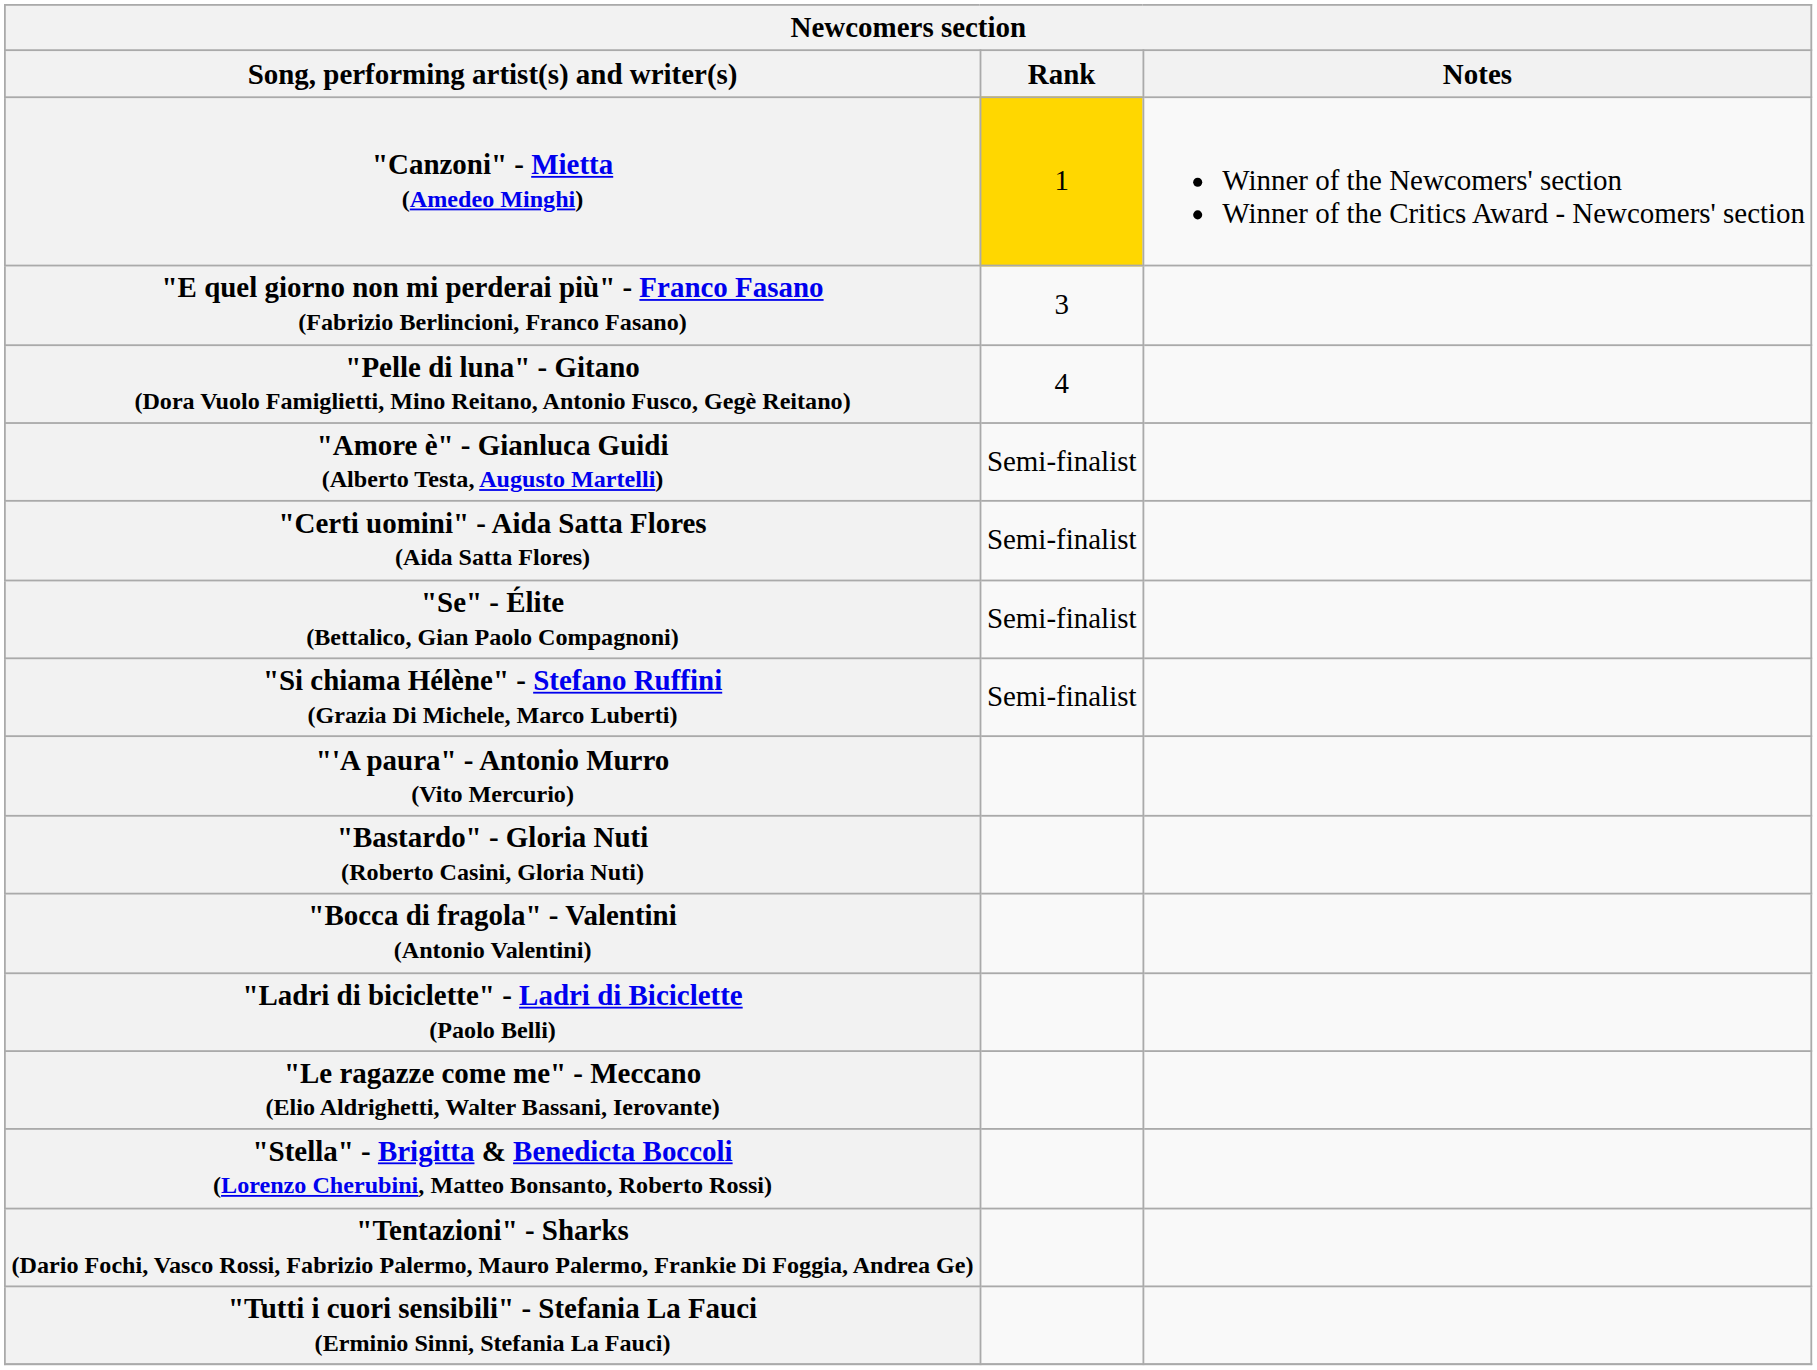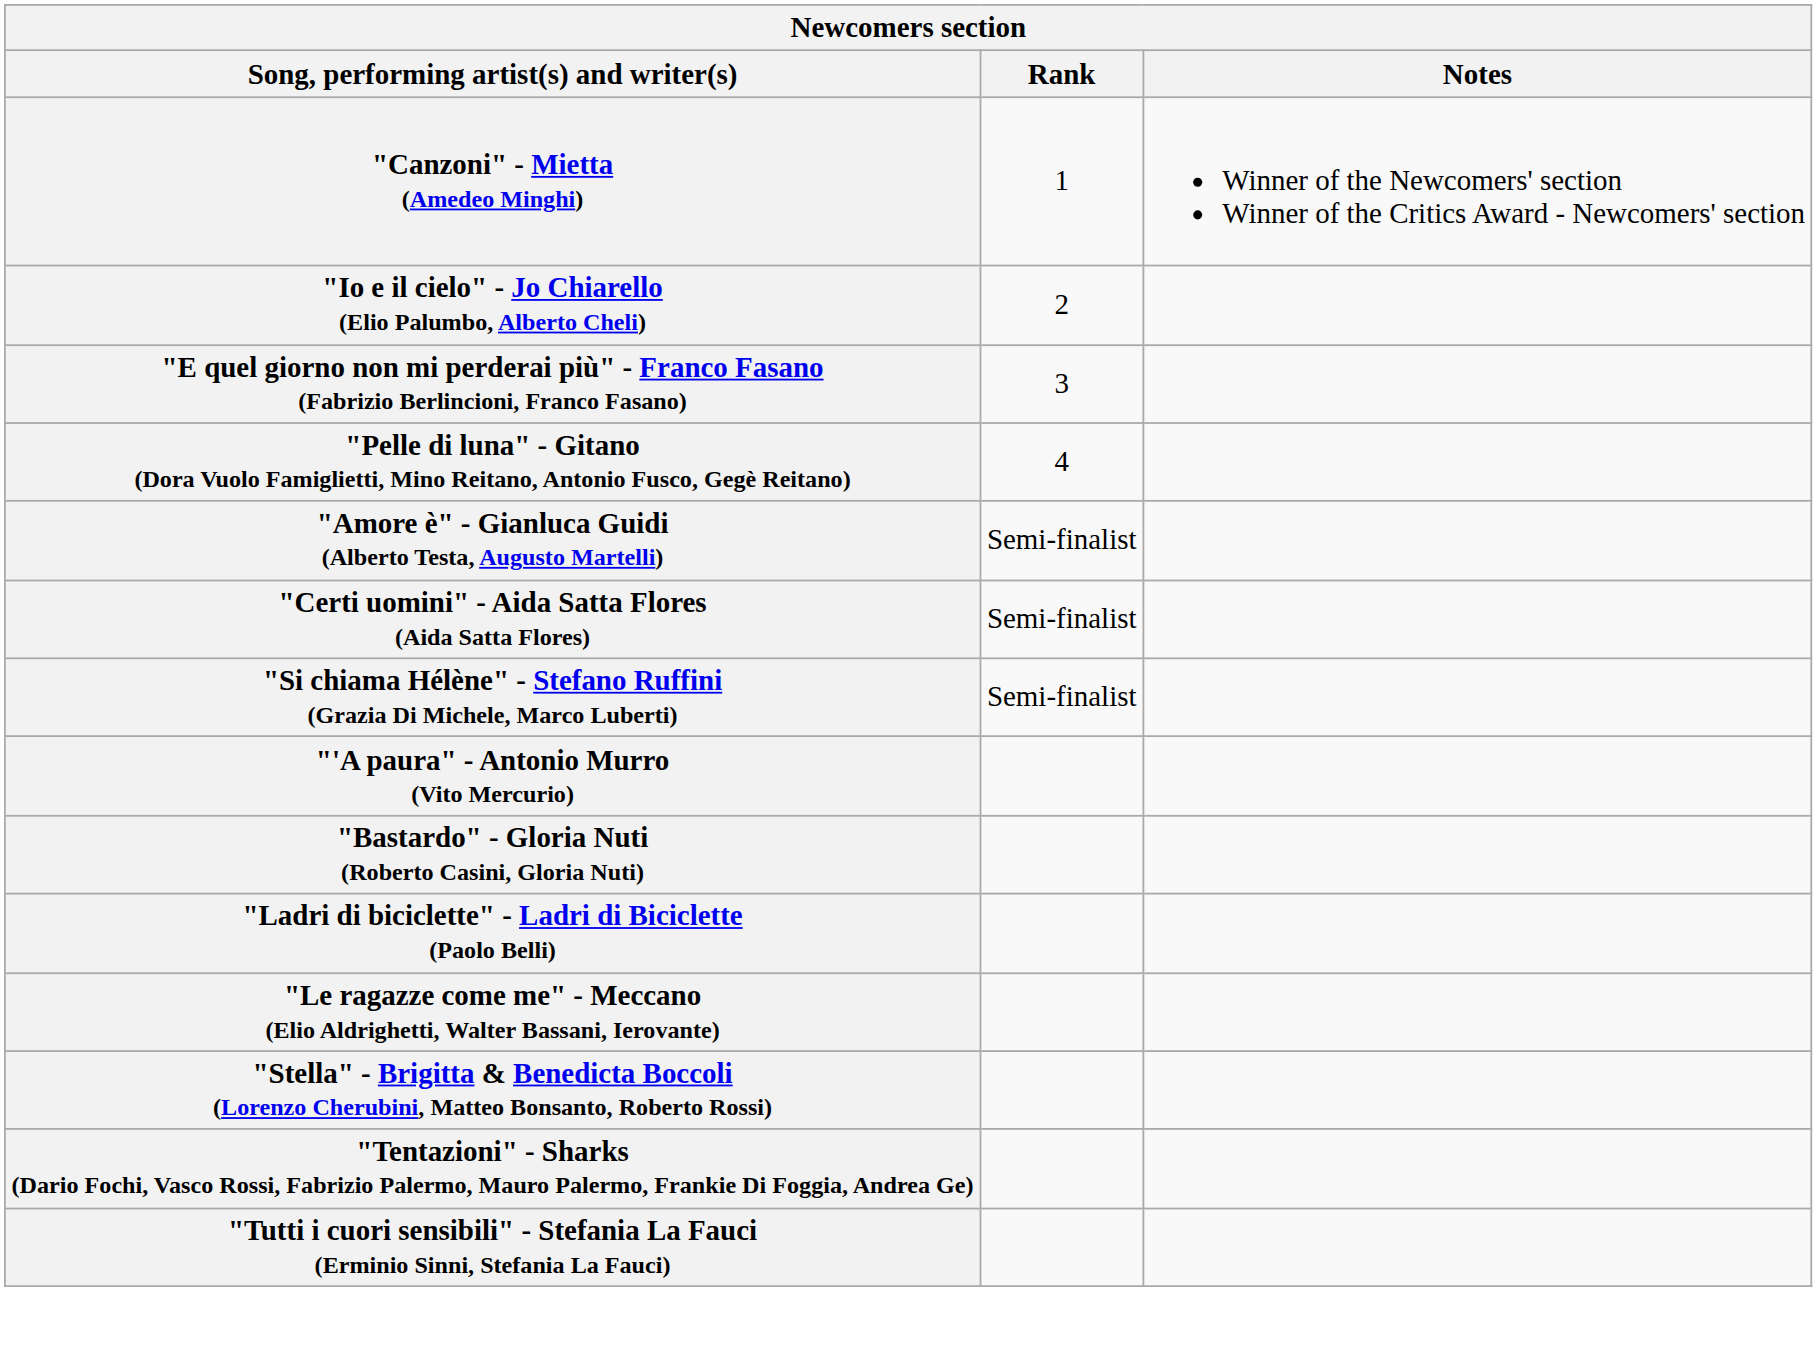(1062, 180) gold background -> (1062, 180) no background
+ row: (493, 304)
- row: (493, 618)
- row: (493, 932)
